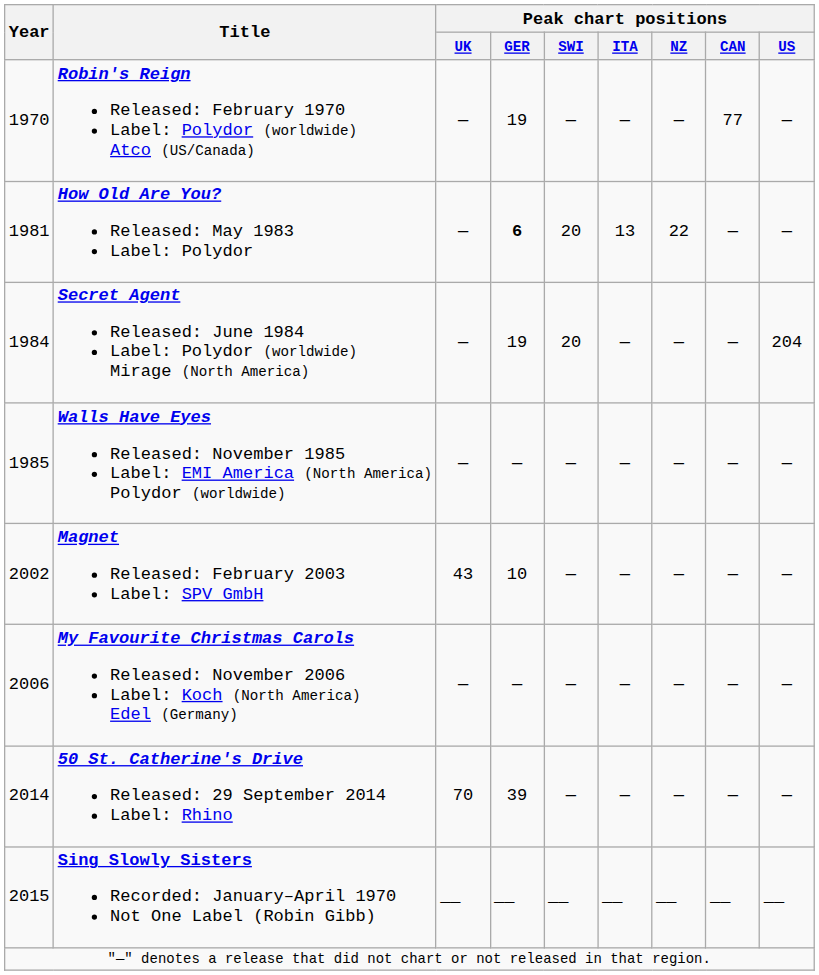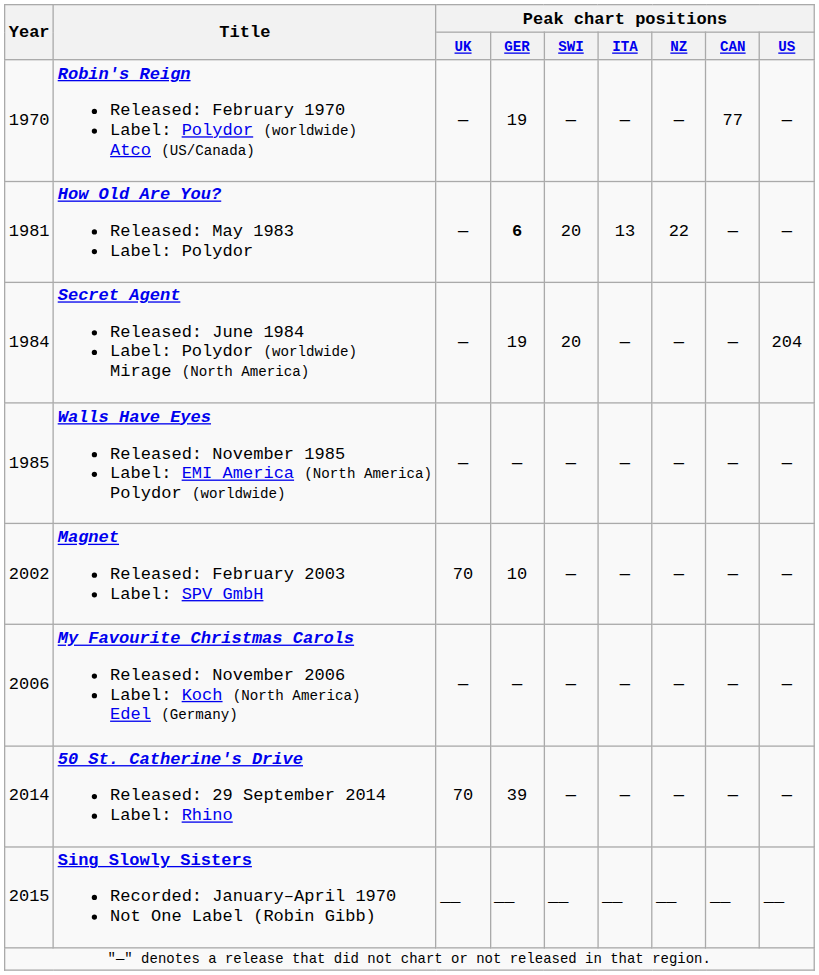(463, 574) 43 -> (463, 574) 70
